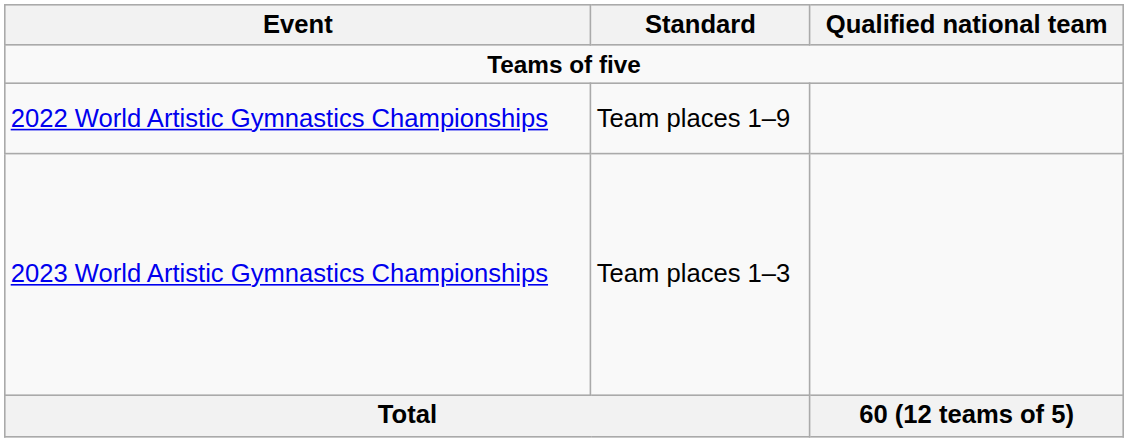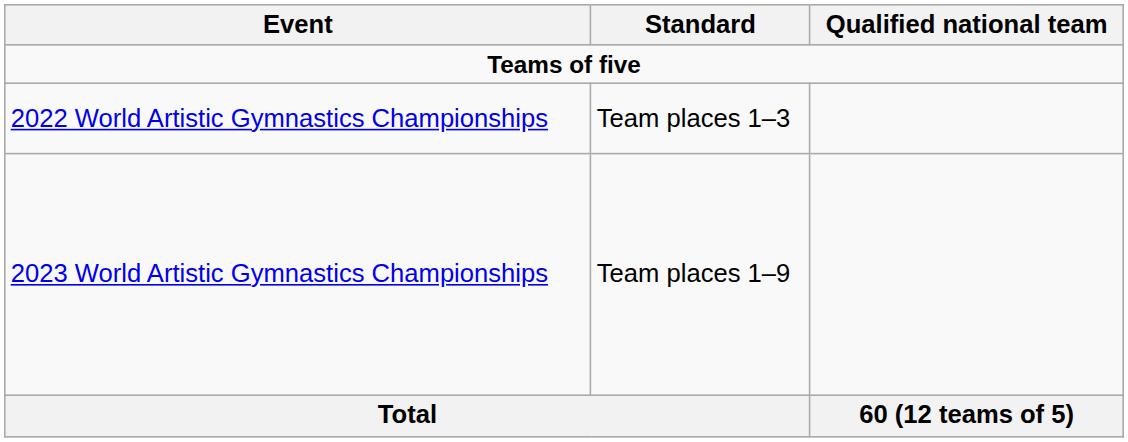(694, 118) Team places 1–9 -> (694, 118) Team places 1–3
(694, 274) Team places 1–3 -> (694, 274) Team places 1–9
